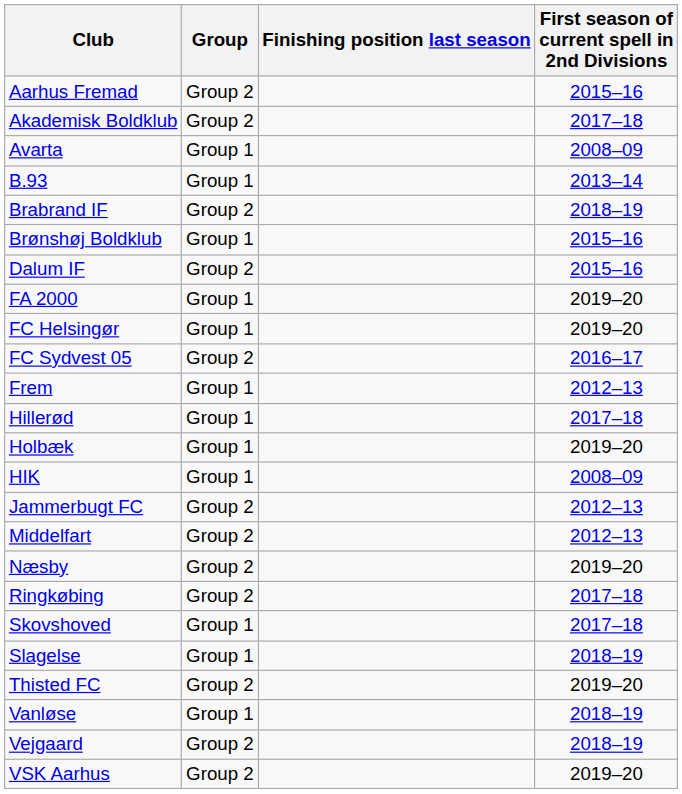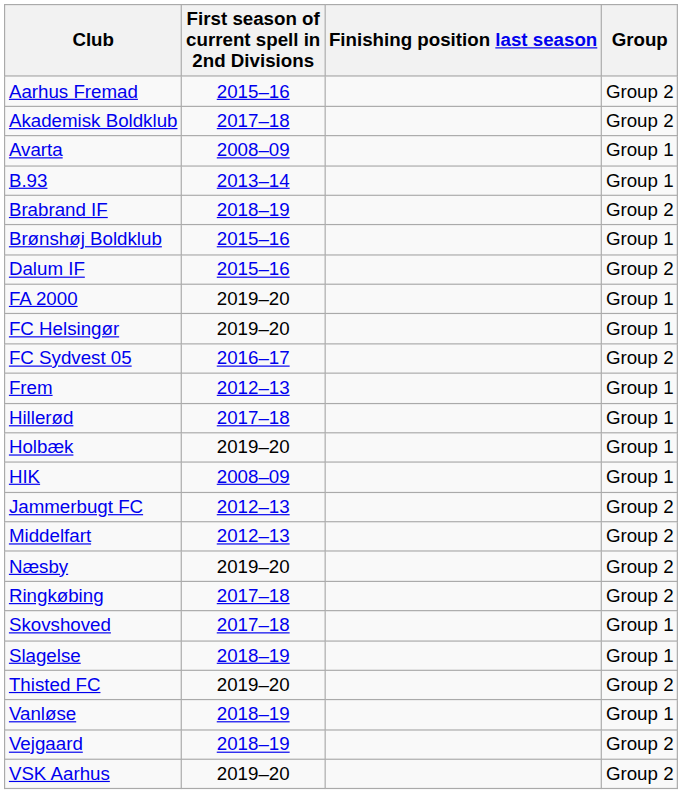columns swapped: (220, 40) <-> (606, 40)
